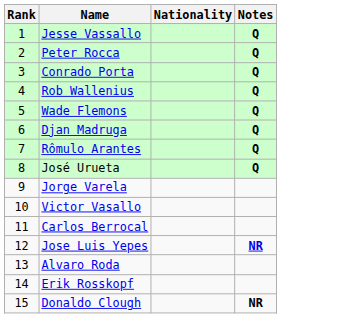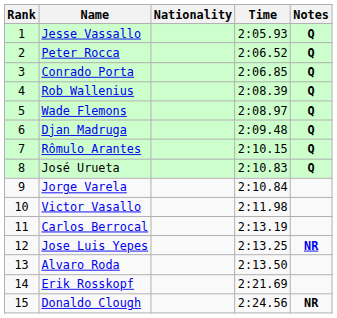+ column: (263, 14)
